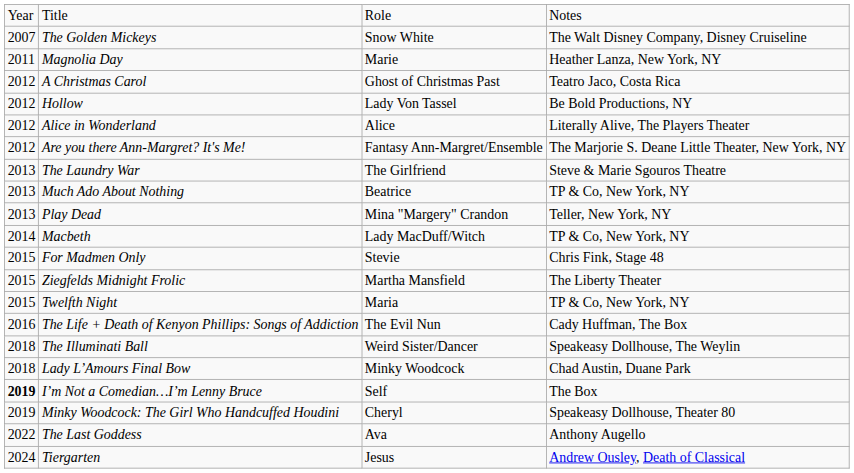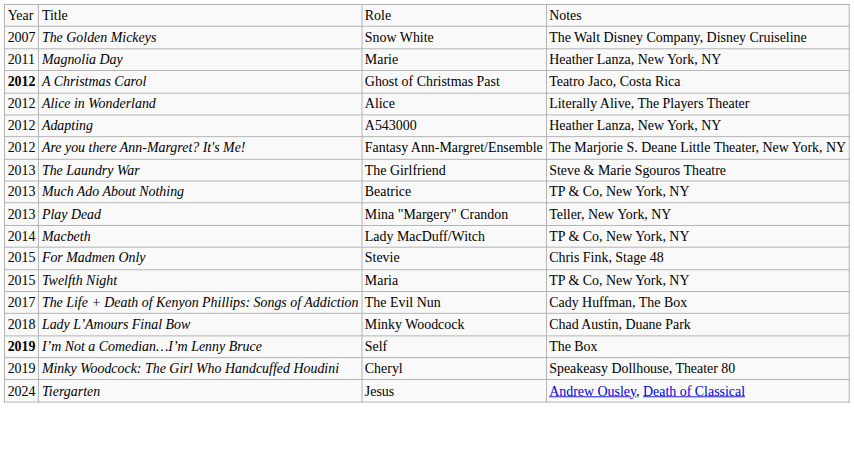(22, 81) normal -> (22, 81) bold
- row: (62, 103)
+ row: (67, 125)
- row: (114, 280)
(22, 324) 2016 -> (22, 302) 2017
- row: (95, 346)
- row: (92, 434)
